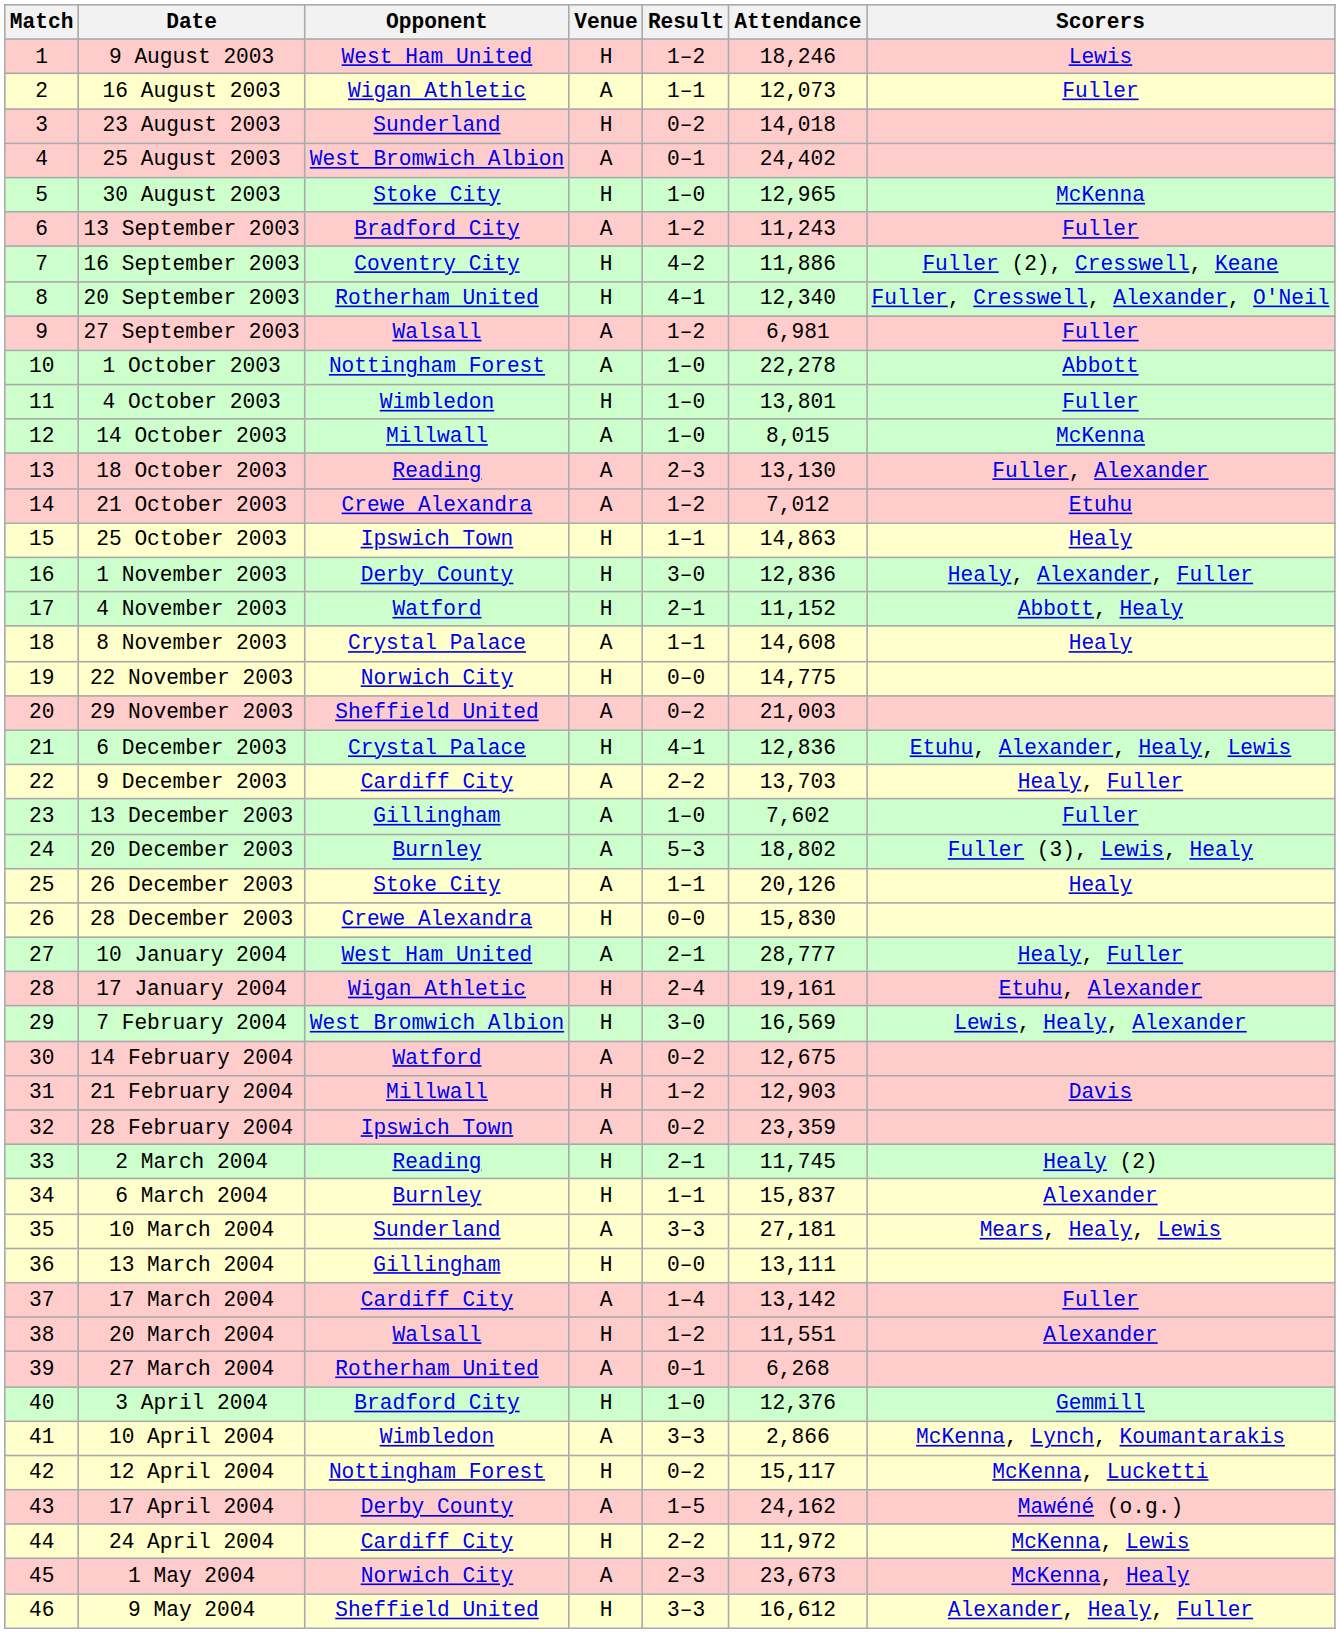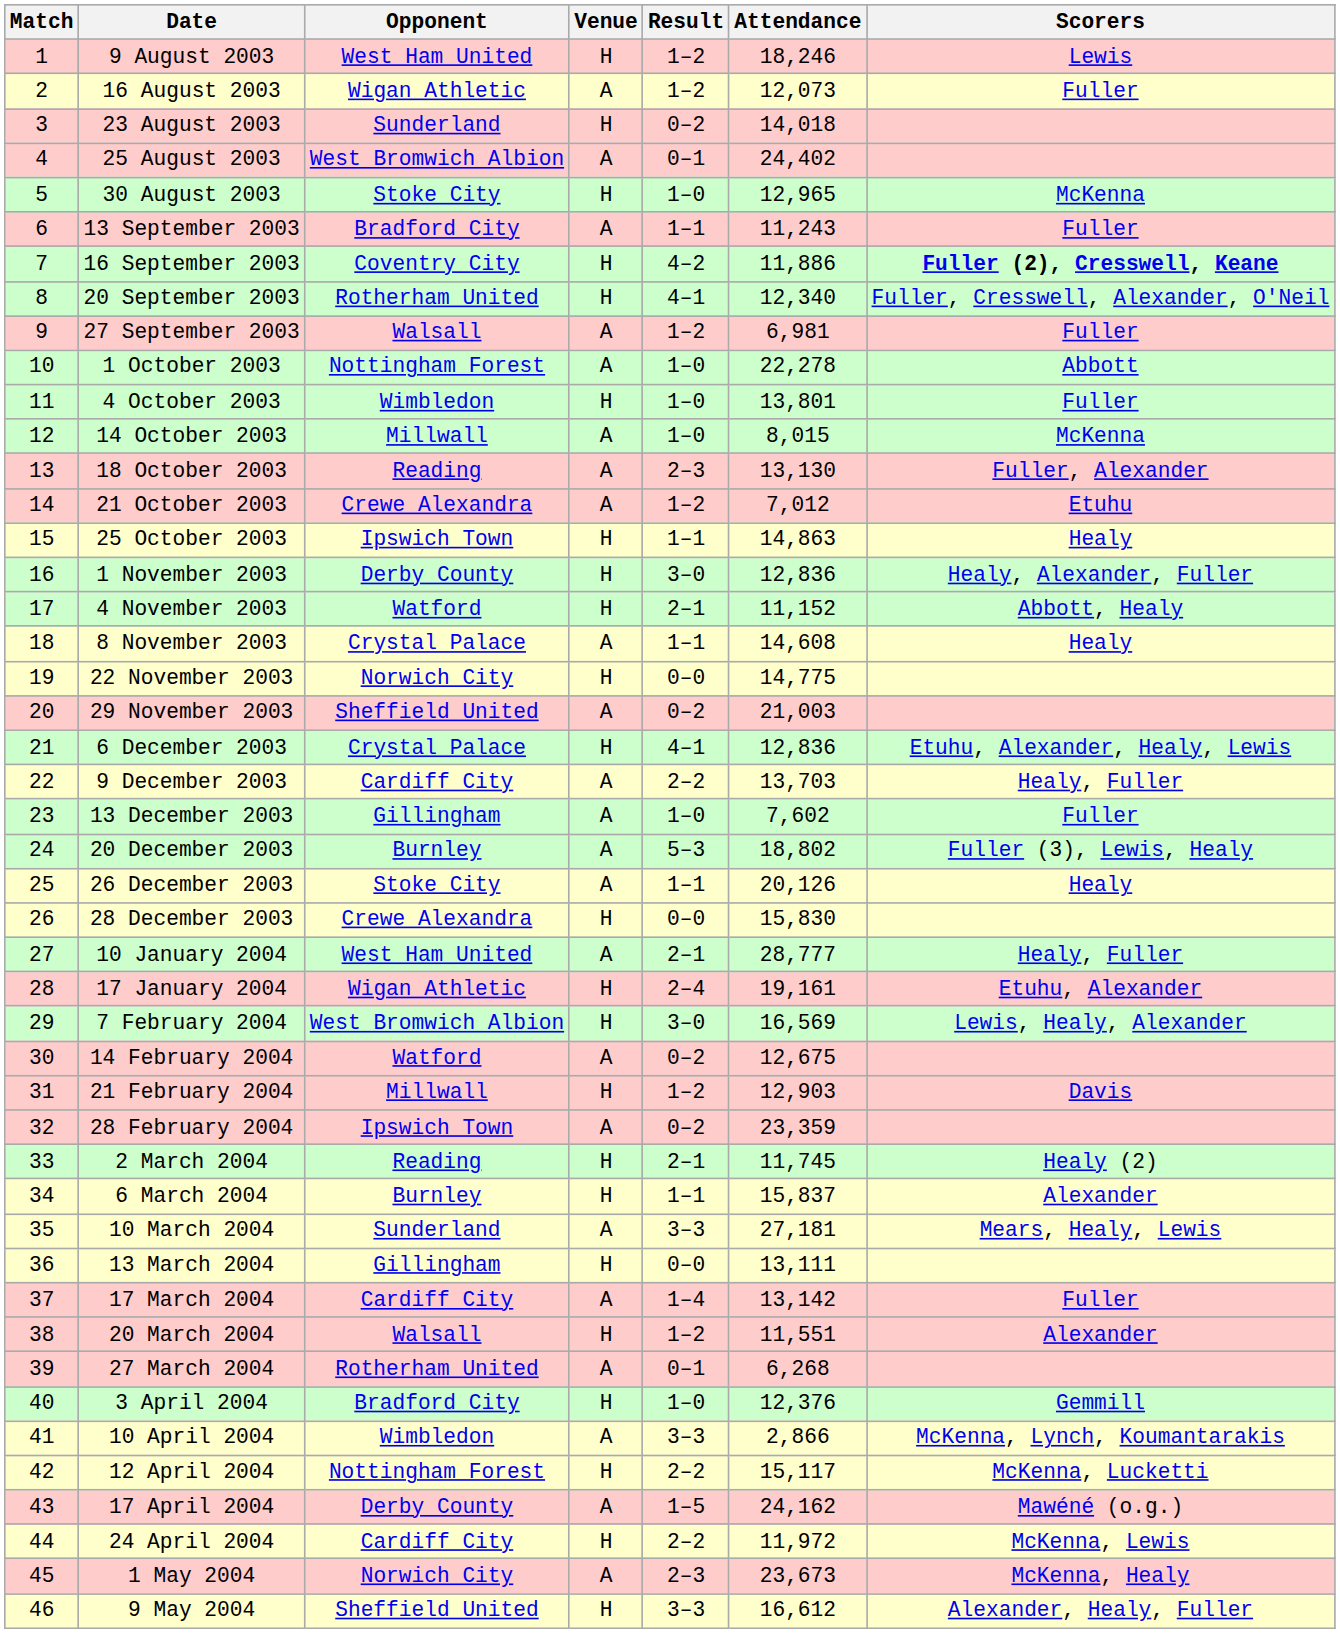(686, 91) 1–1 -> (686, 91) 1–2
(686, 229) 1–2 -> (686, 229) 1–1
(1100, 264) normal -> (1100, 264) bold
(686, 1473) 0–2 -> (686, 1473) 2–2
